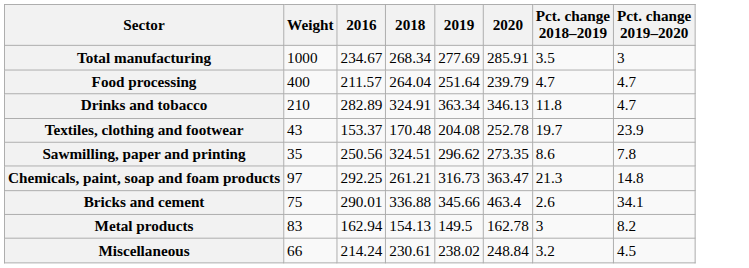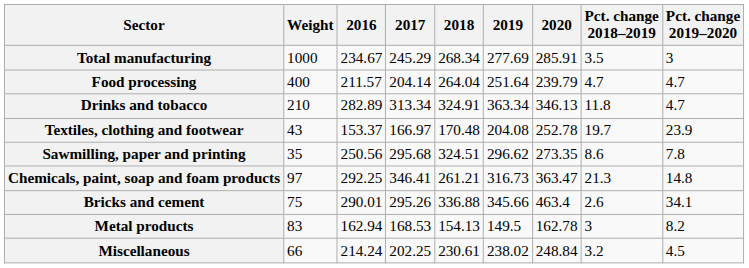+ column: (410, 25)
